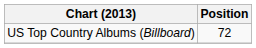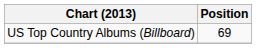(224, 33) 72 -> (224, 33) 69
